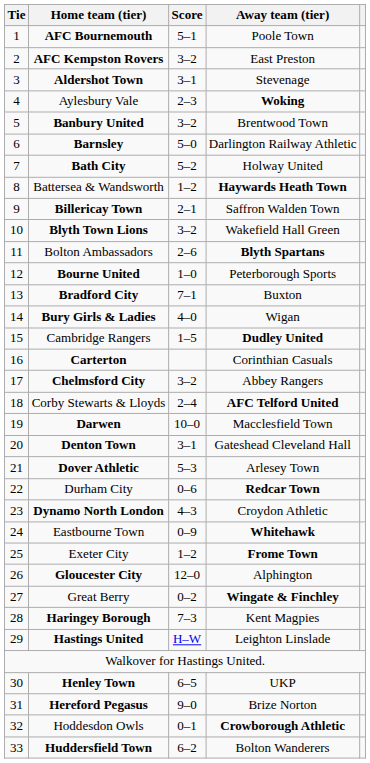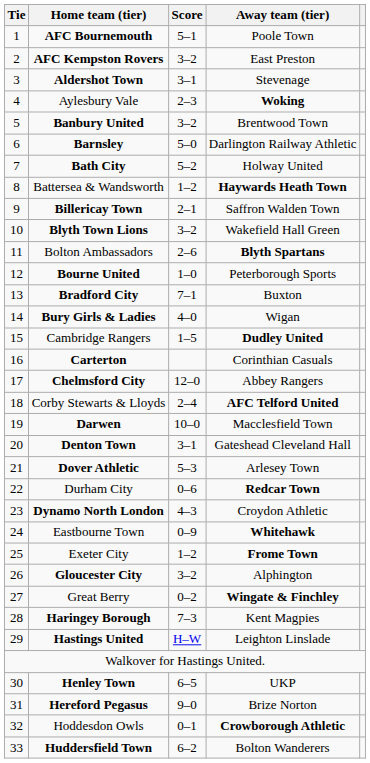(187, 381) 3–2 -> (187, 381) 12–0
(187, 574) 12–0 -> (187, 574) 3–2
